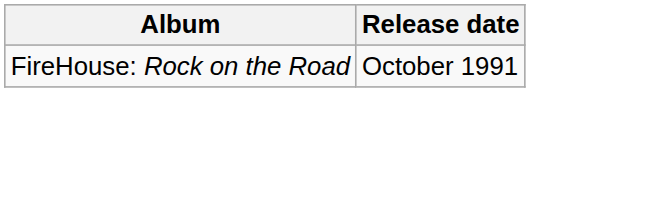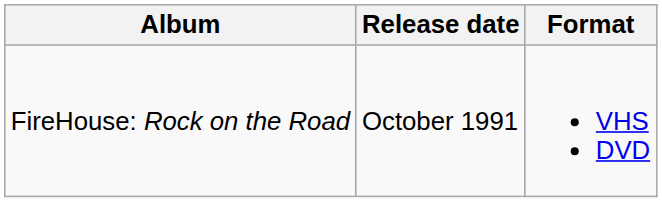+ column: (591, 24)
